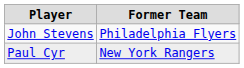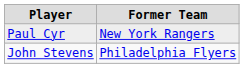rows swapped: (51, 34) <-> (36, 53)
